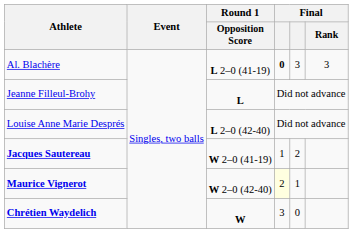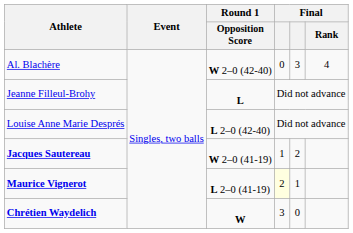(240, 71) L 2–0 (41-19) -> (240, 71) W 2–0 (42-40)
(282, 65) bold -> (282, 65) normal
(327, 65) 3 -> (327, 65) 4
(240, 190) W 2–0 (42-40) -> (240, 190) L 2–0 (41-19)
